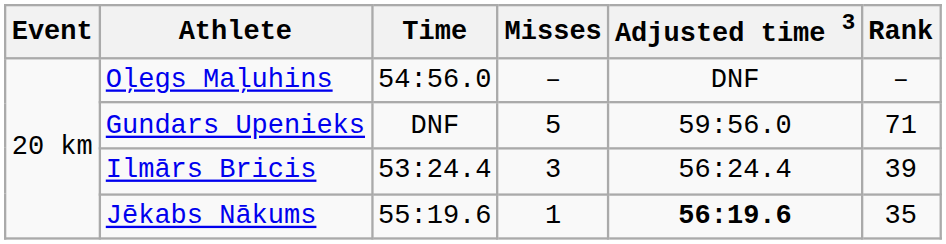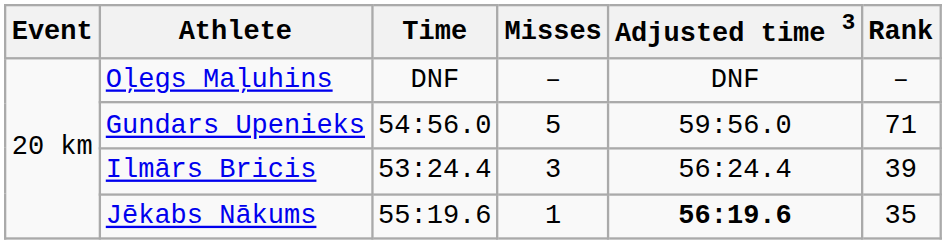(435, 80) 54:56.0 -> (435, 80) DNF
(435, 125) DNF -> (435, 125) 54:56.0
